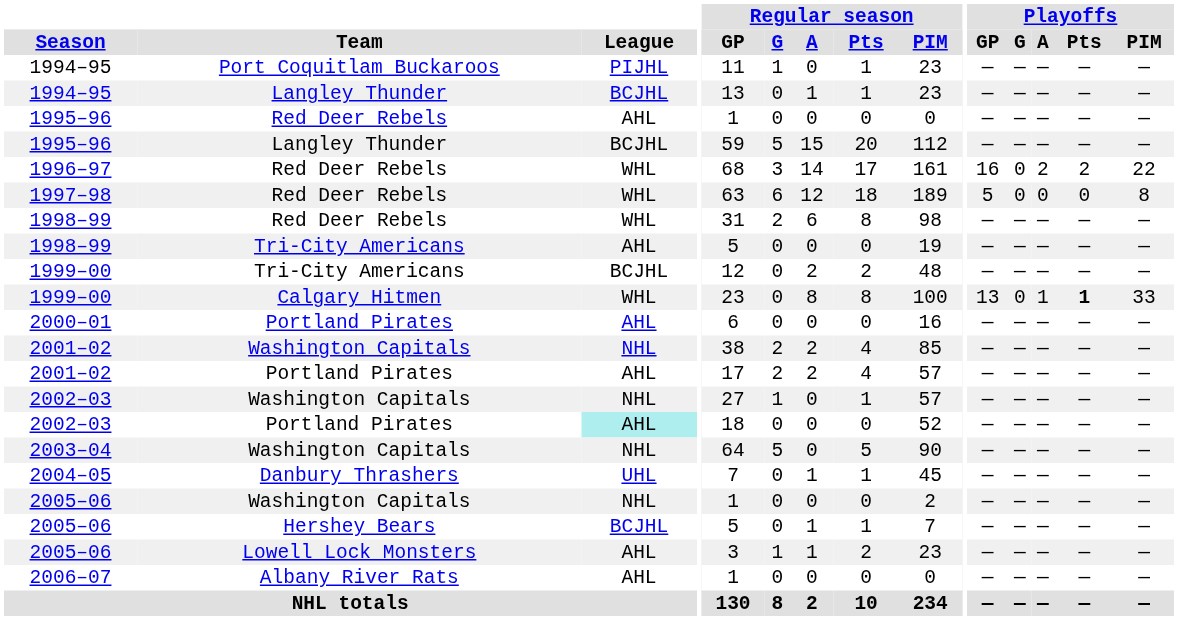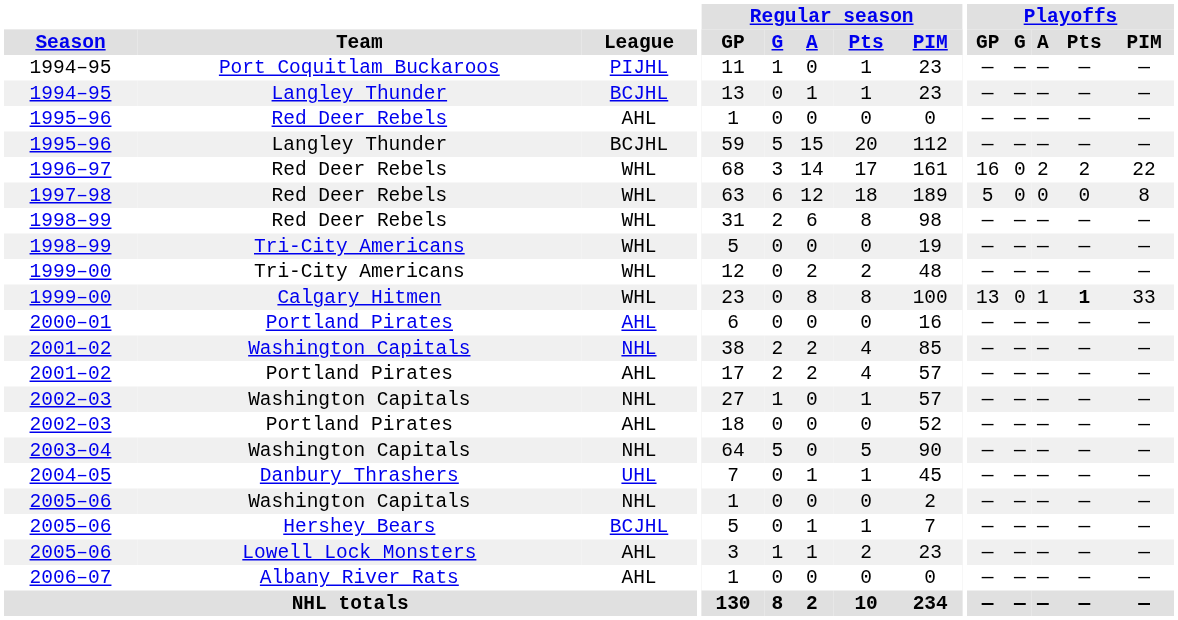(639, 246) AHL -> (639, 246) WHL
(639, 272) BCJHL -> (639, 272) WHL
(639, 425) paleturquoise background -> (639, 425) no background
